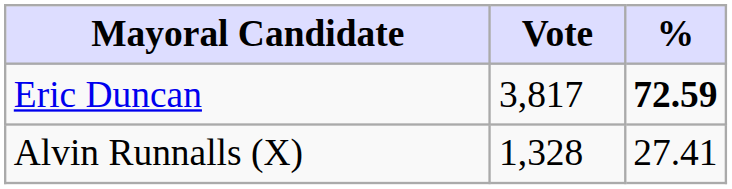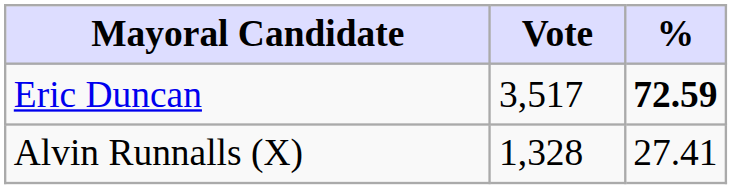(541, 93) 3,817 -> (541, 93) 3,517
